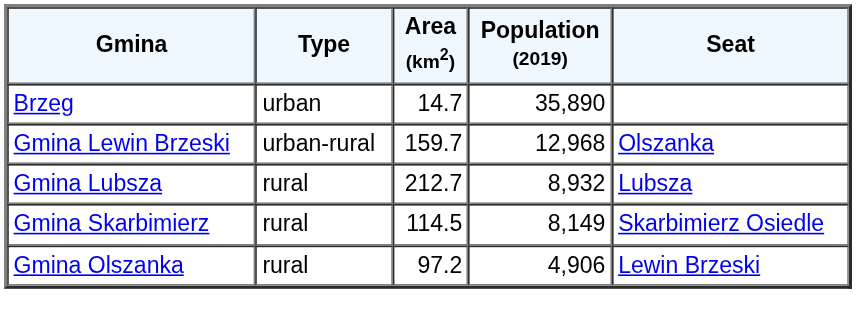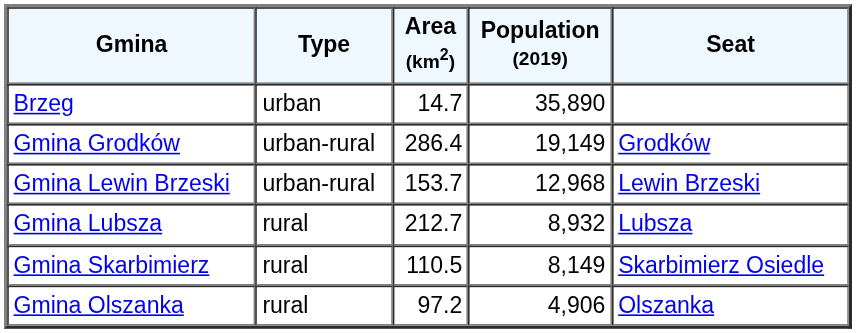+ row: (97, 143)
(433, 143) 159.7 -> (433, 183) 153.7
(666, 143) Olszanka -> (689, 183) Lewin Brzeski
(434, 224) 114.5 -> (434, 264) 110.5
(689, 264) Lewin Brzeski -> (666, 305) Olszanka
